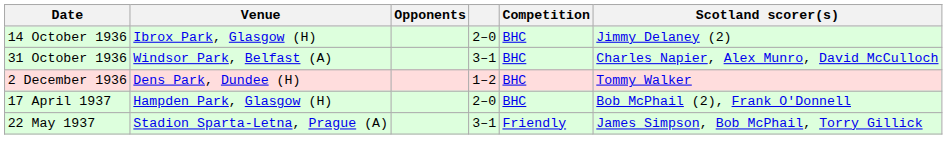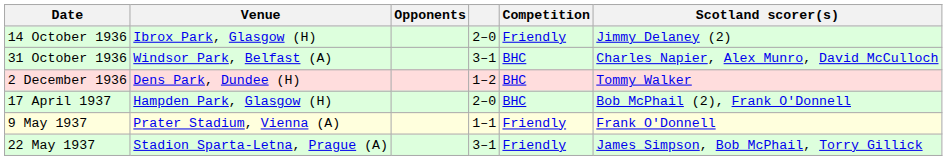(514, 37) BHC -> (534, 37) Friendly
+ row: (47, 123)
